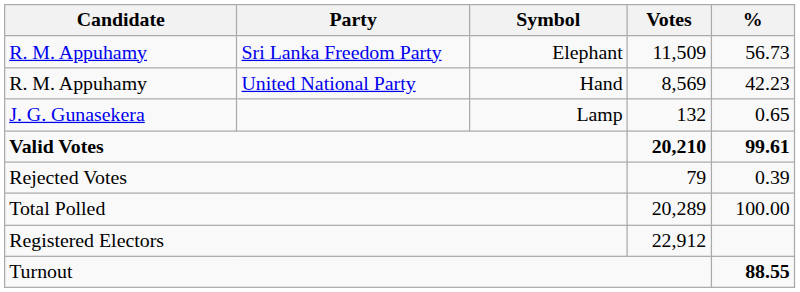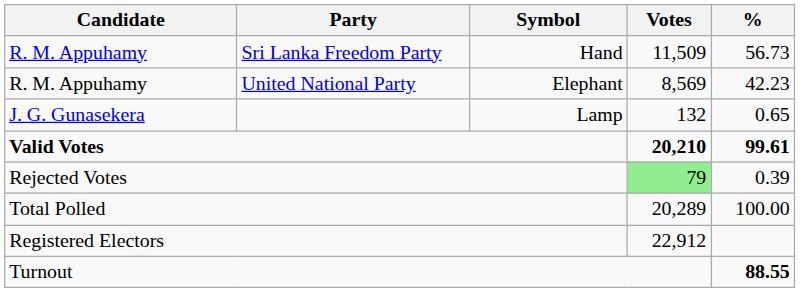(587, 51) Elephant -> (601, 51) Hand
(601, 83) Hand -> (587, 83) Elephant
(696, 177) no background -> (696, 177) lightgreen background
